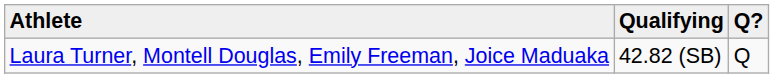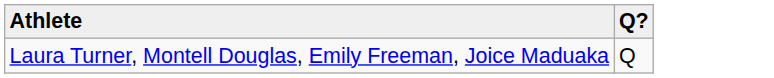- column: (671, 21)
